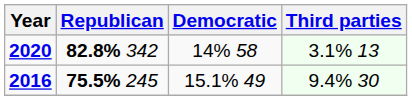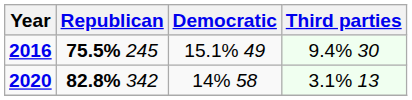rows swapped: (30, 50) <-> (30, 81)
